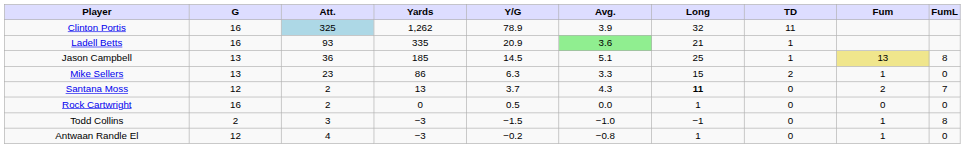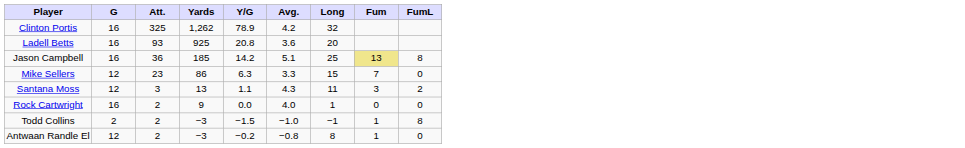- column: (790, 12)
(328, 27) lightblue background -> (157, 27) no background
(605, 27) 3.9 -> (289, 27) 4.2
(420, 43) 335 -> (201, 43) 925
(513, 43) 20.9 -> (245, 43) 20.8
(605, 43) lightgreen background -> (289, 43) no background
(698, 43) 21 -> (332, 43) 20
(235, 58) 13 -> (114, 58) 16
(513, 58) 14.5 -> (245, 58) 14.2
(235, 74) 13 -> (114, 74) 12
(883, 74) 1 -> (376, 74) 7
(328, 89) 2 -> (157, 89) 3
(513, 89) 3.7 -> (245, 89) 1.1
(698, 89) bold -> (332, 89) normal
(883, 89) 2 -> (376, 89) 3
(945, 89) 7 -> (420, 89) 2
(420, 105) 0 -> (201, 105) 9
(513, 105) 0.5 -> (245, 105) 0.0
(605, 105) 0.0 -> (289, 105) 4.0
(328, 120) 3 -> (157, 120) 2
(328, 136) 4 -> (157, 136) 2
(698, 136) 1 -> (332, 136) 8
